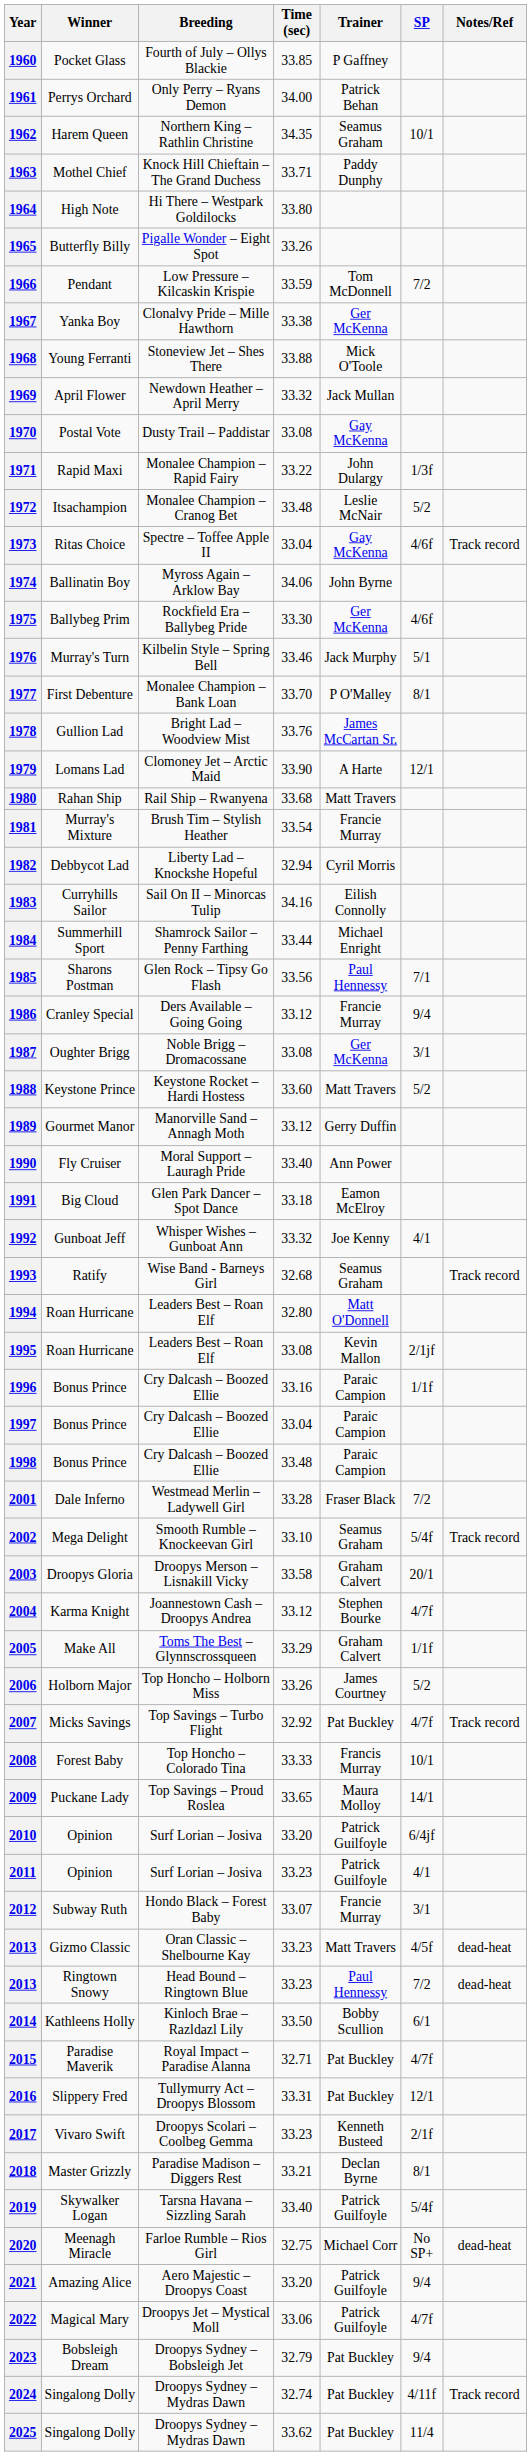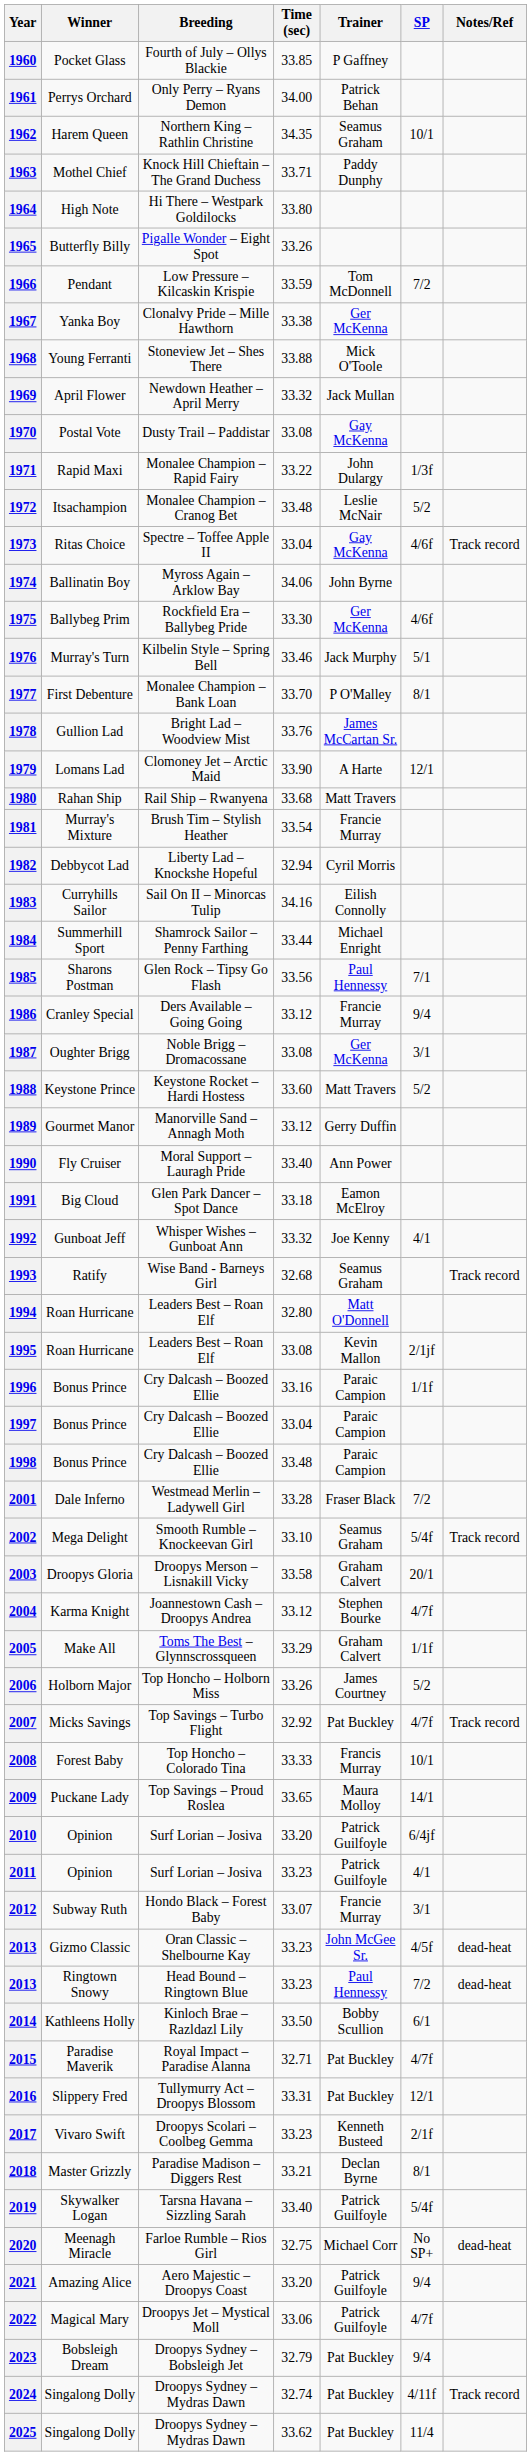(360, 1947) Matt Travers -> (360, 1947) John McGee Sr.
